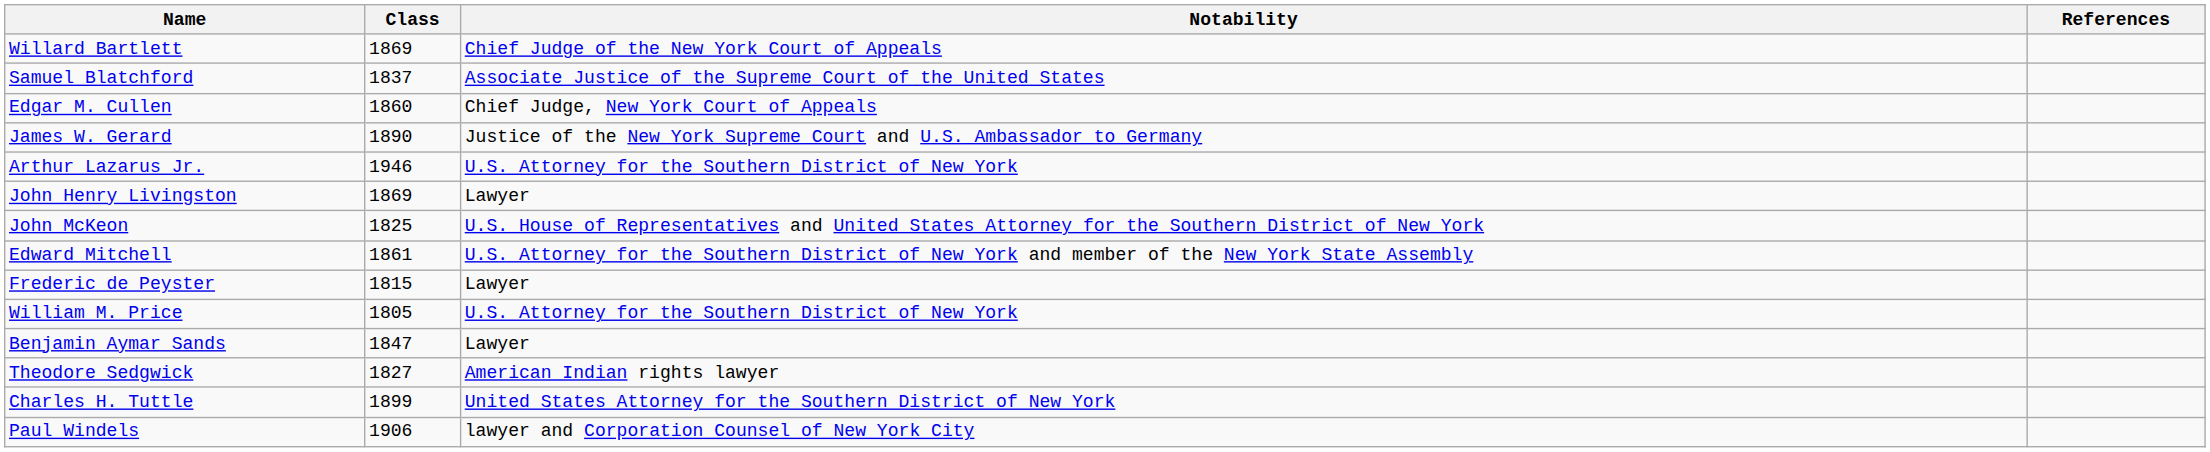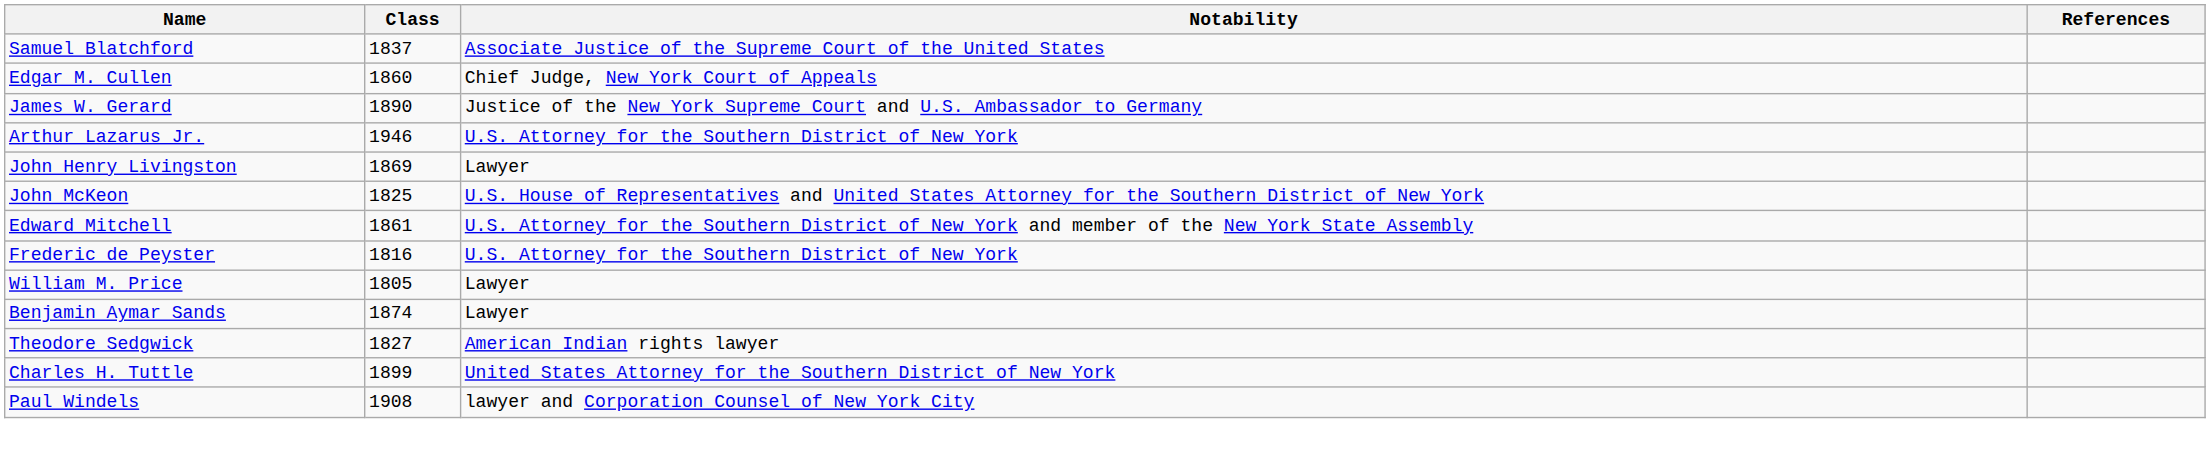- row: (96, 49)
(391, 284) 1815 -> (391, 255) 1816
(497, 284) Lawyer -> (741, 255) U.S. Attorney for the Southern District of New York
(741, 314) U.S. Attorney for the Southern District of New York -> (497, 284) Lawyer
(391, 343) 1847 -> (391, 314) 1874
(391, 432) 1906 -> (391, 402) 1908
